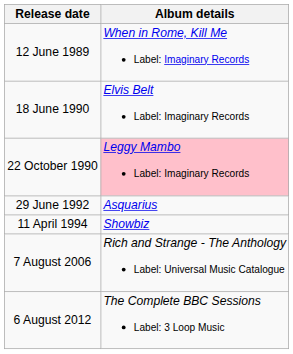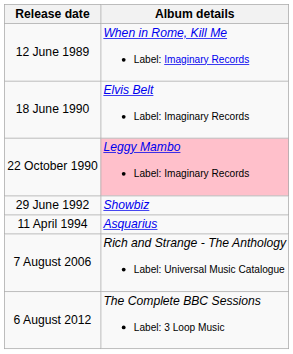(130, 205) Asquarius -> (126, 205) Showbiz
(126, 224) Showbiz -> (130, 224) Asquarius
